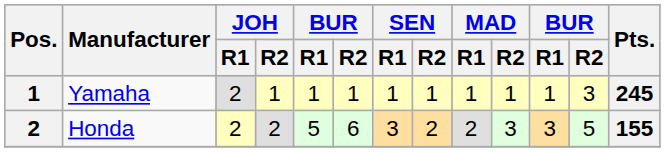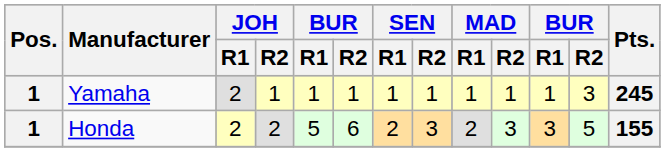(34, 128) 2 -> (34, 128) 1
(392, 128) 3 -> (392, 128) 2
(432, 128) 2 -> (432, 128) 3
